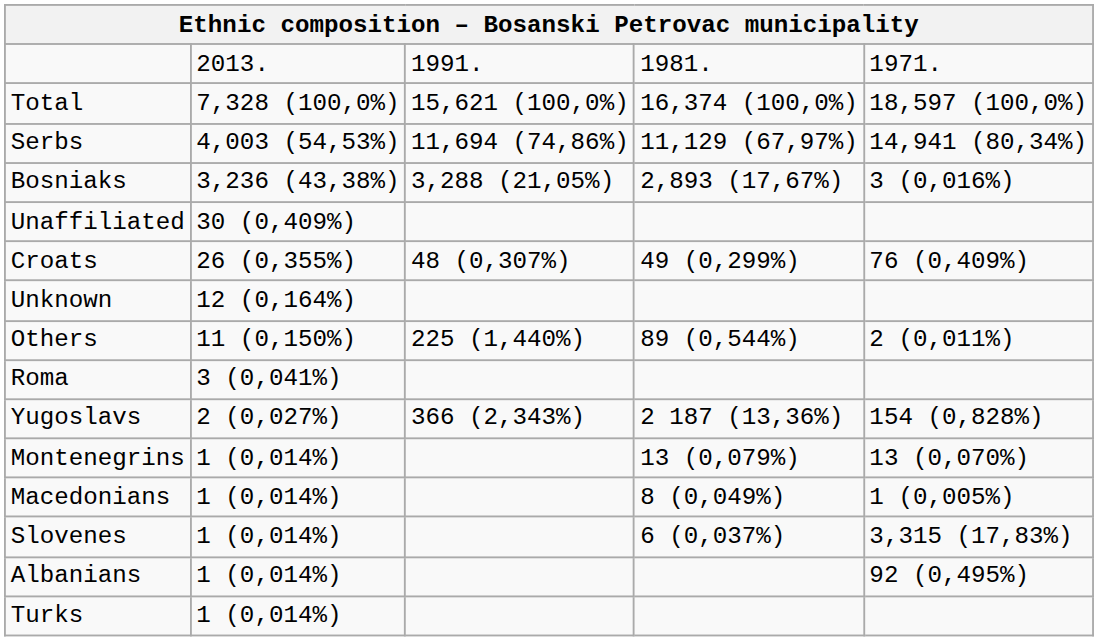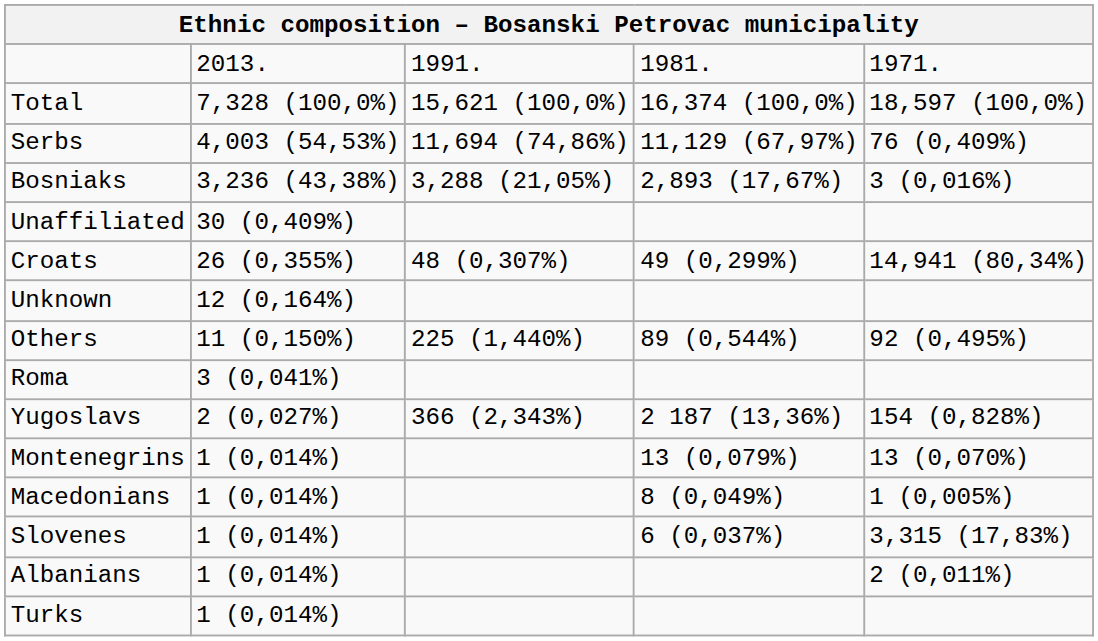(978, 143) 14,941 (80,34%) -> (949, 143) 76 (0,409%)
(949, 261) 76 (0,409%) -> (978, 261) 14,941 (80,34%)
(942, 340) 2 (0,011%) -> (949, 340) 92 (0,495%)
(949, 576) 92 (0,495%) -> (942, 576) 2 (0,011%)
